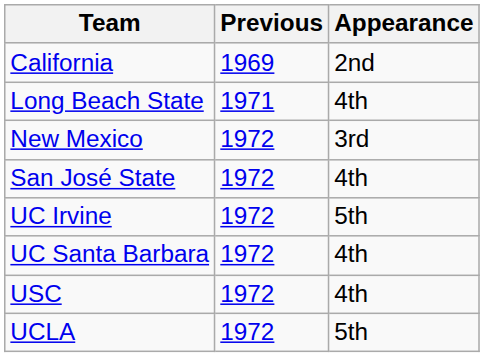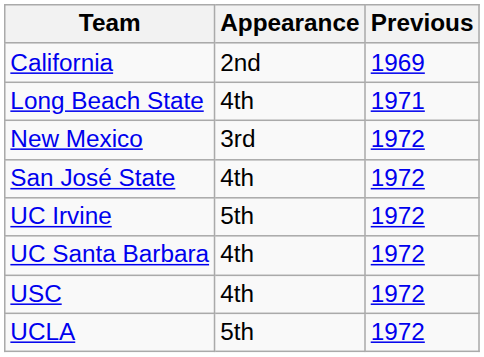columns swapped: (404, 23) <-> (272, 23)
